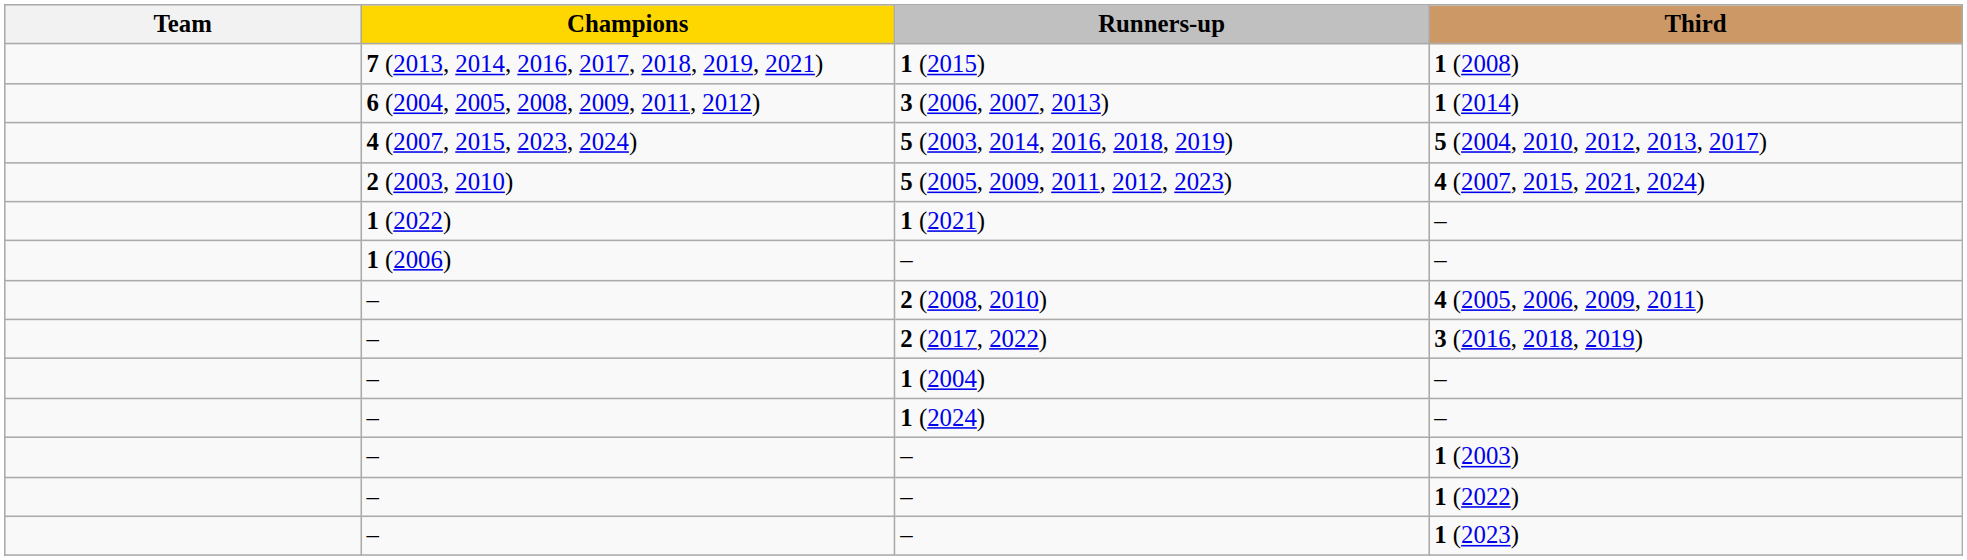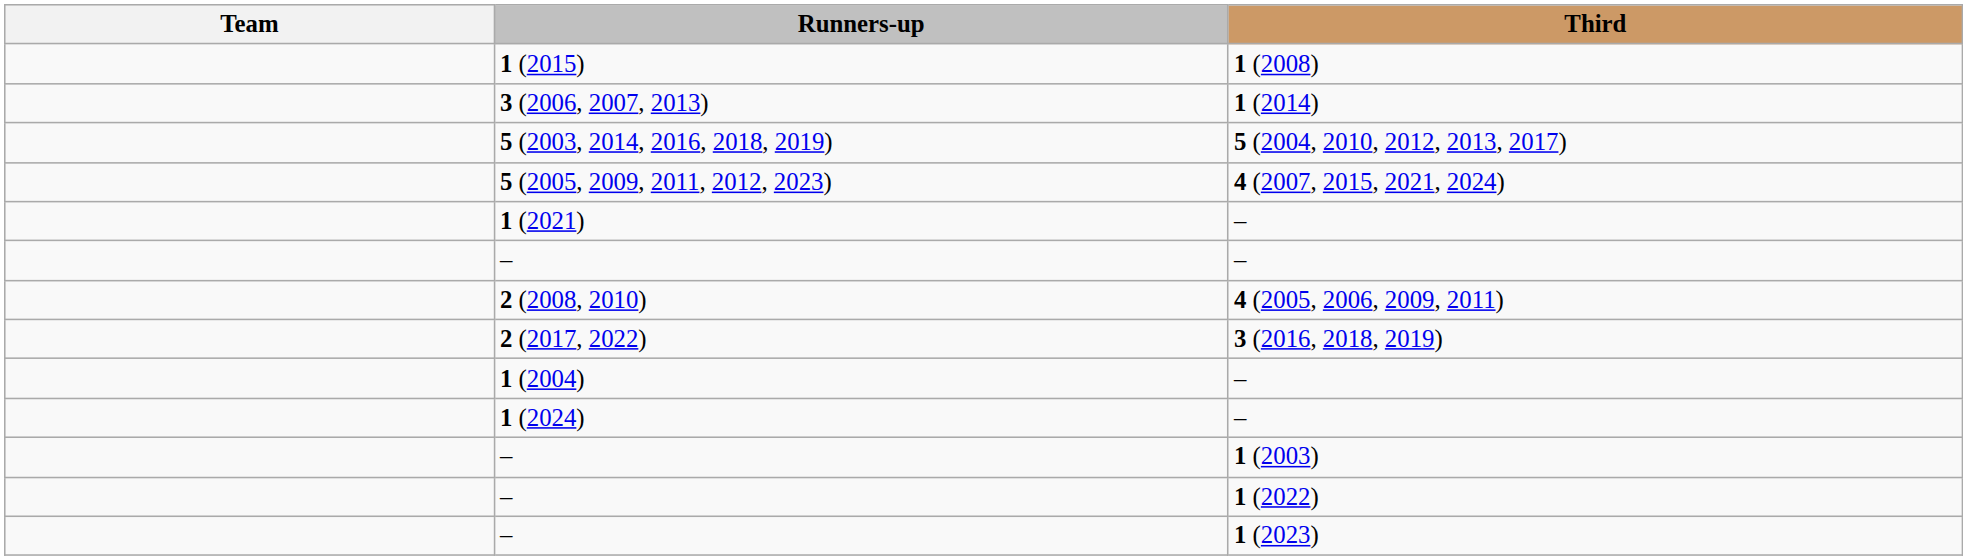- column: (628, 24)
